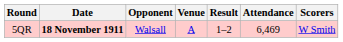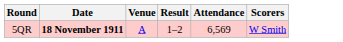- column: (150, 12)
(268, 29) 6,469 -> (219, 29) 6,569
